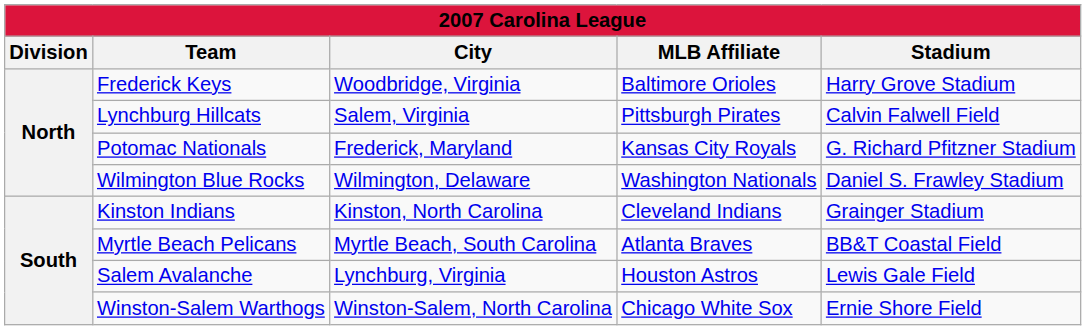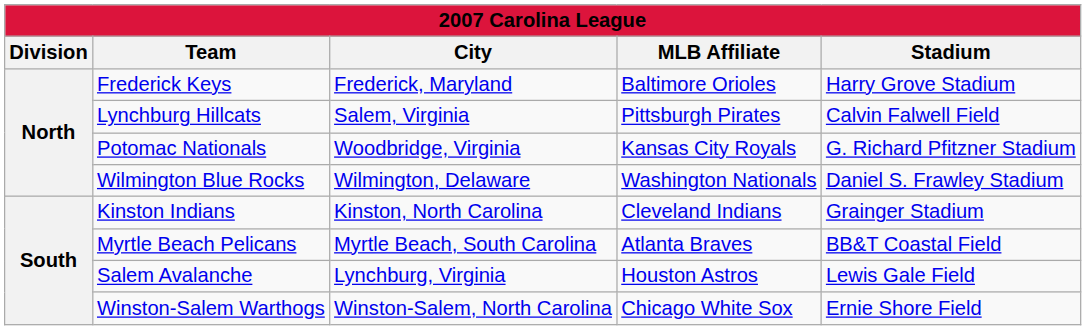(427, 84) Woodbridge, Virginia -> (423, 84) Frederick, Maryland
(423, 148) Frederick, Maryland -> (427, 148) Woodbridge, Virginia
